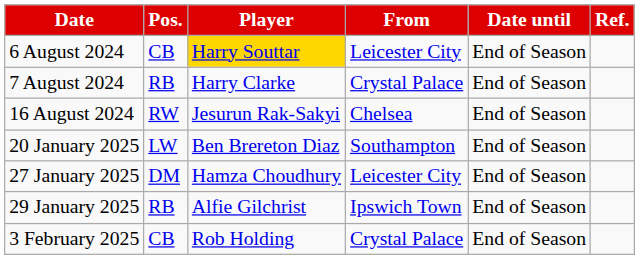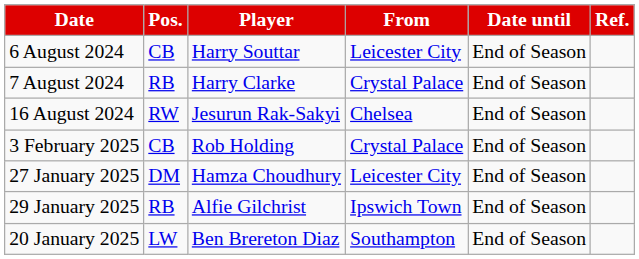(246, 51) gold background -> (246, 51) no background
rows swapped: (74, 144) <-> (74, 238)
